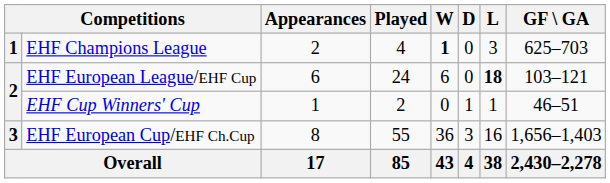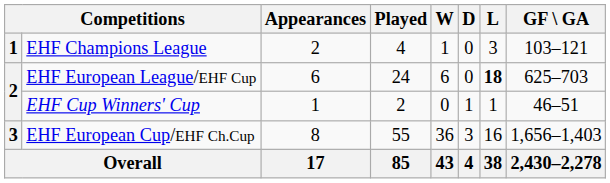(445, 47) bold -> (445, 47) normal
(556, 47) 625–703 -> (556, 47) 103–121
(556, 76) 103–121 -> (556, 76) 625–703
